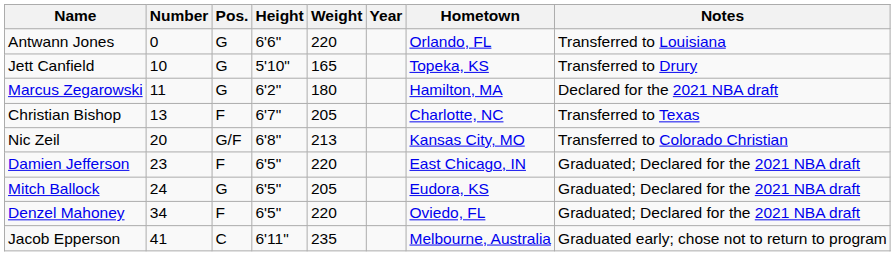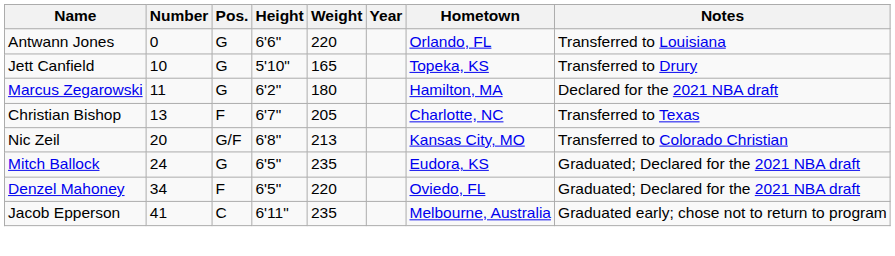- row: (69, 164)
(324, 189) 205 -> (324, 164) 235
